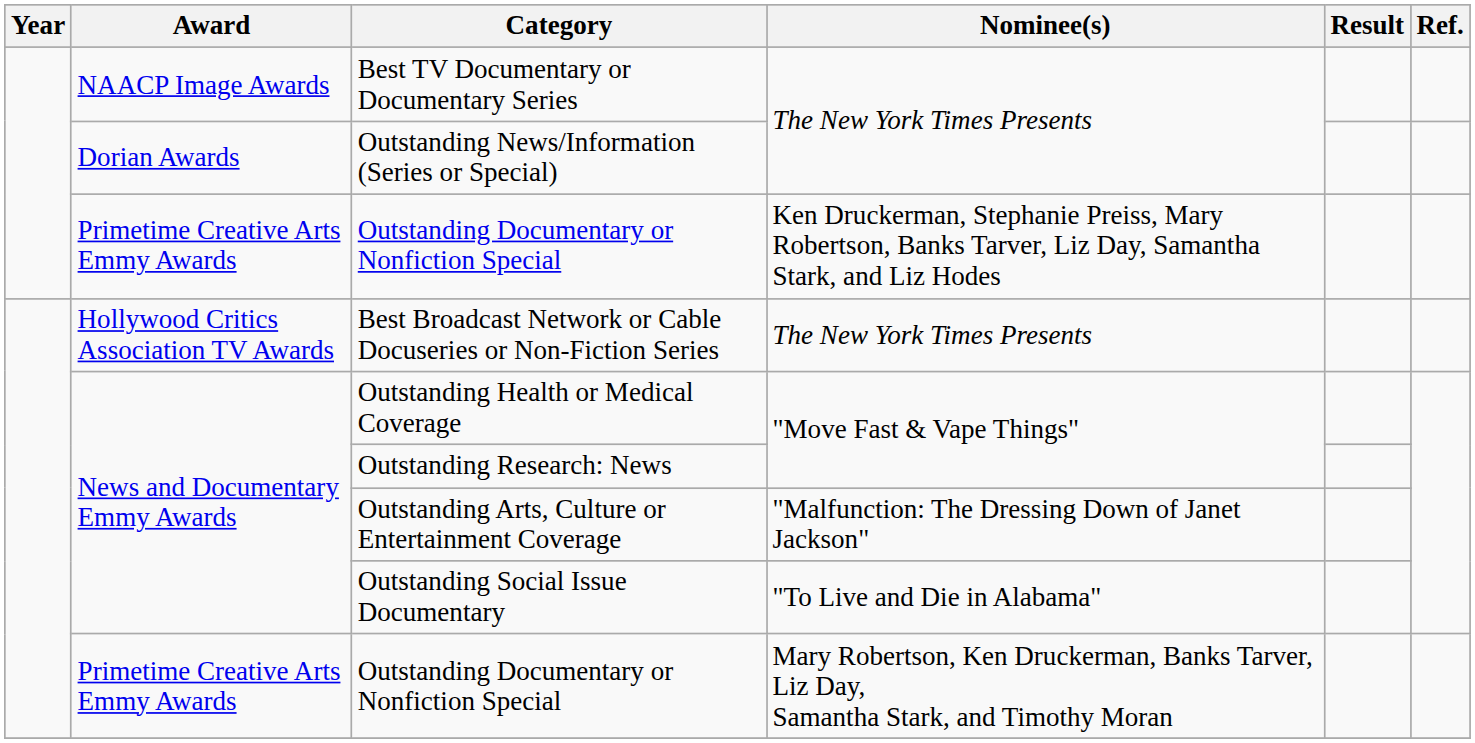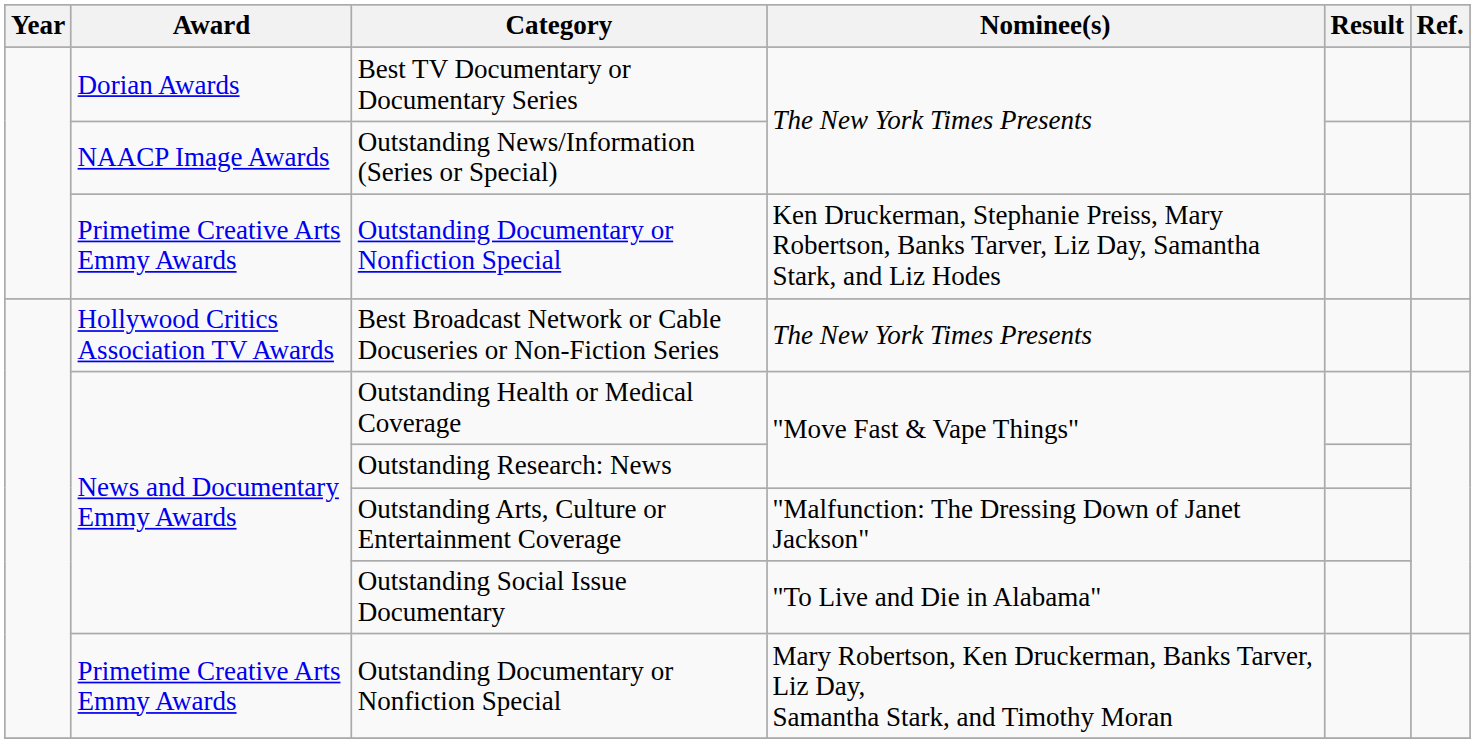(204, 84) NAACP Image Awards -> (159, 84) Dorian Awards
(159, 157) Dorian Awards -> (204, 157) NAACP Image Awards
